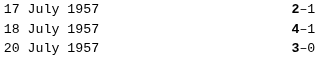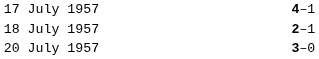(303, 10) 2–1 -> (303, 10) 4–1
(303, 29) 4–1 -> (303, 29) 2–1
